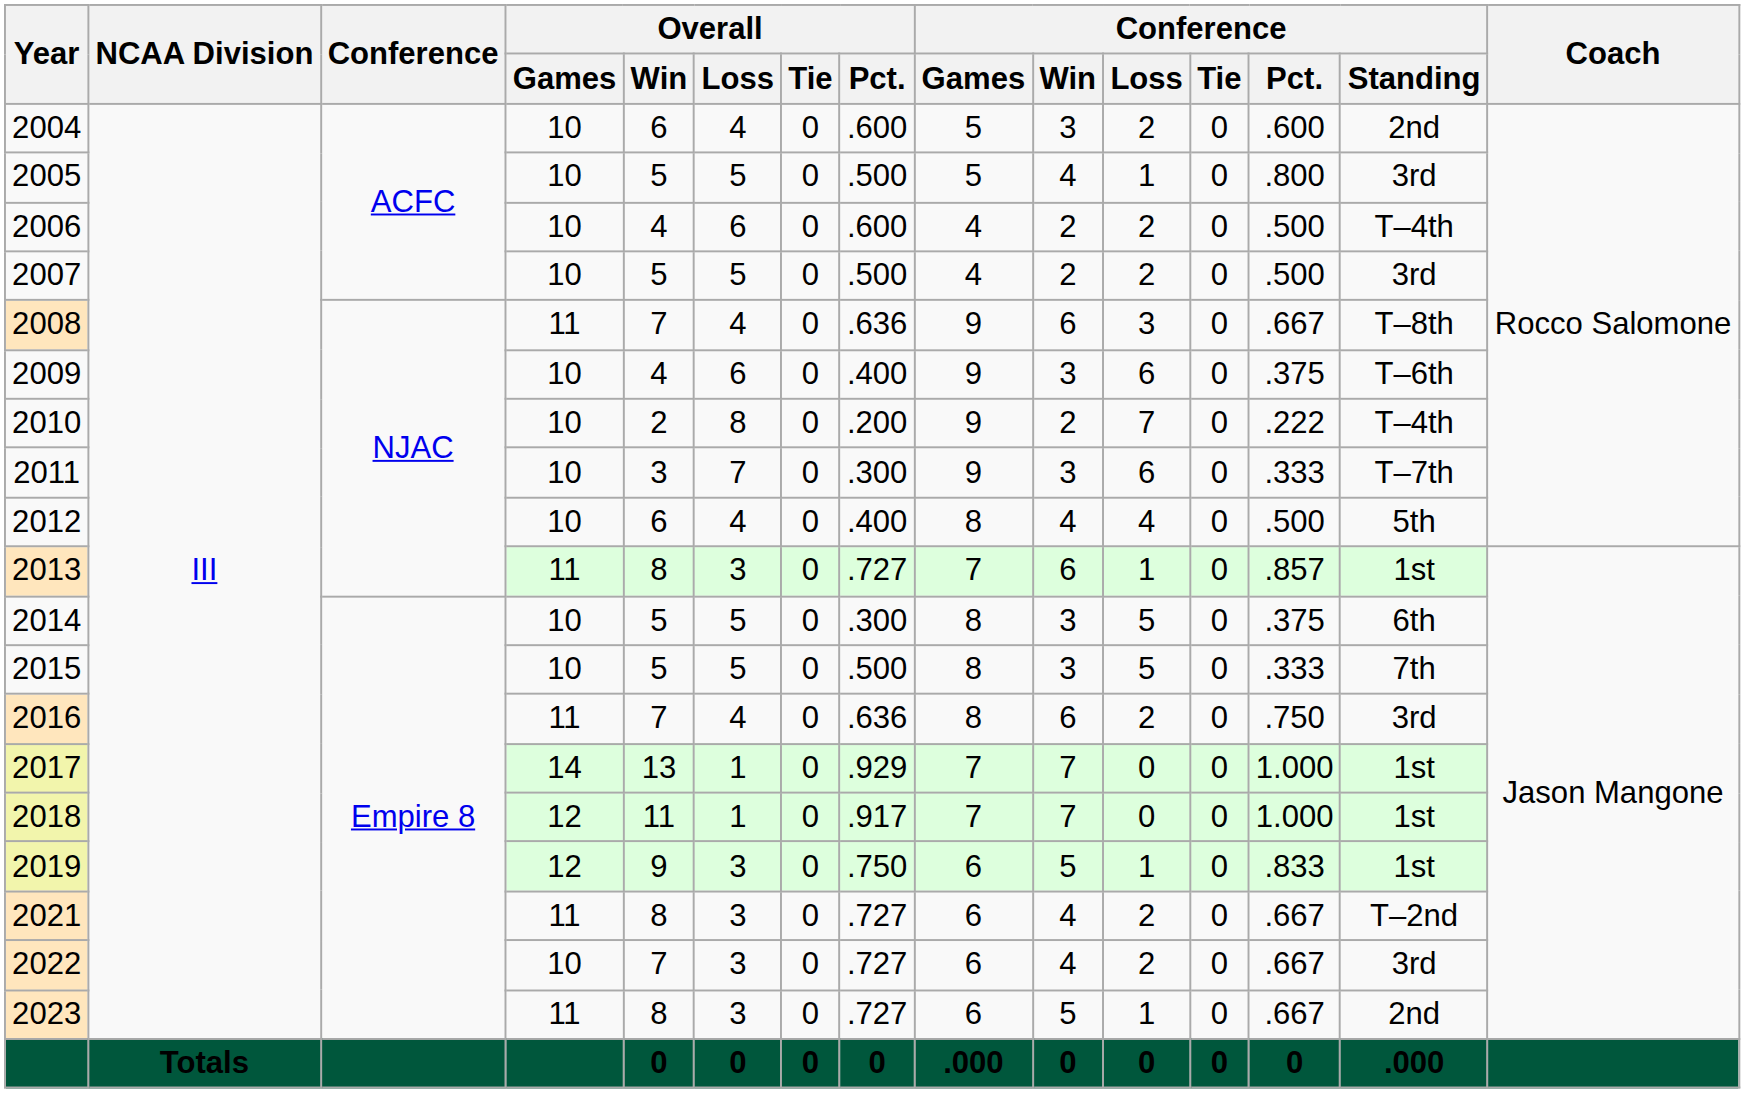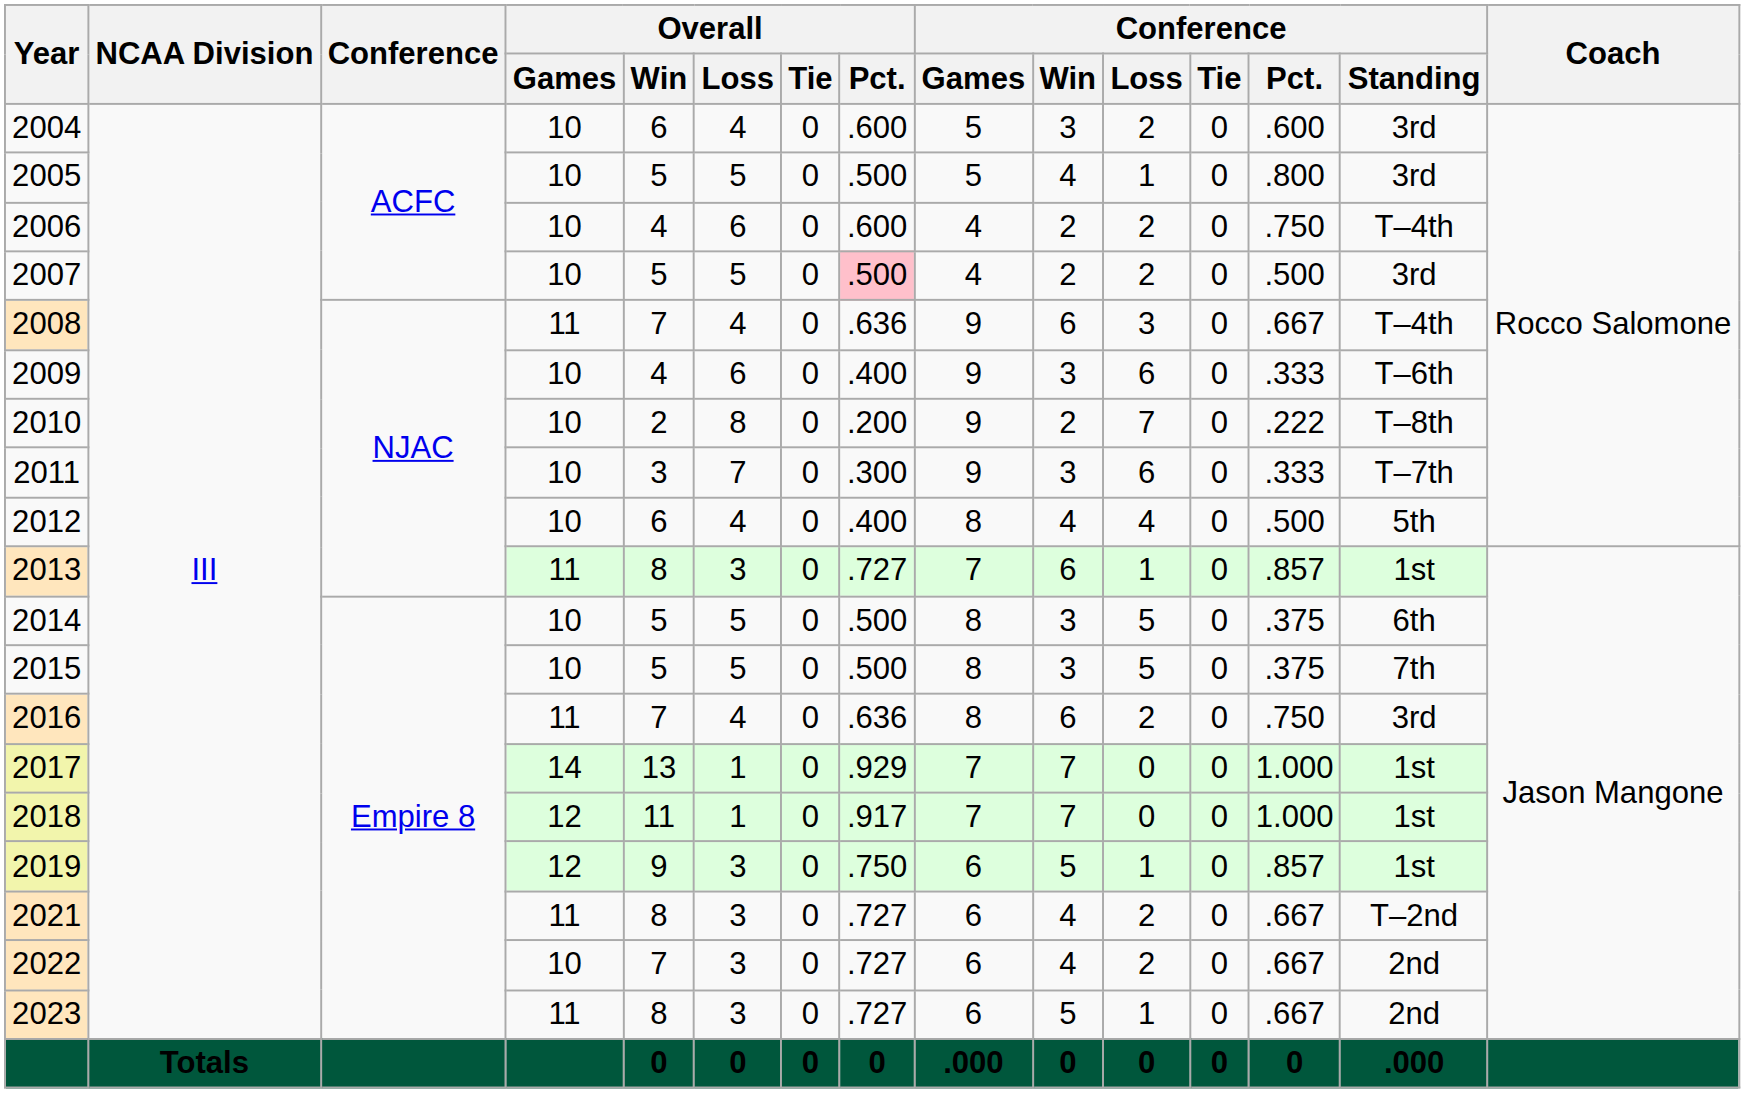(1414, 127) 2nd -> (1414, 127) 3rd
(1295, 226) .500 -> (1295, 226) .750
(877, 275) no background -> (877, 275) pink background
(1414, 324) T–8th -> (1414, 324) T–4th
(1295, 373) .375 -> (1295, 373) .333
(1414, 422) T–4th -> (1414, 422) T–8th
(877, 619) .300 -> (877, 619) .500
(1295, 669) .333 -> (1295, 669) .375
(1295, 865) .833 -> (1295, 865) .857
(1414, 964) 3rd -> (1414, 964) 2nd
